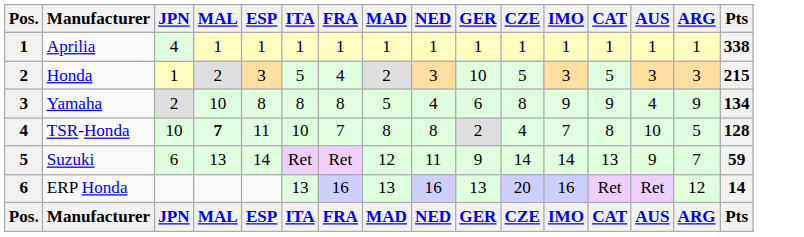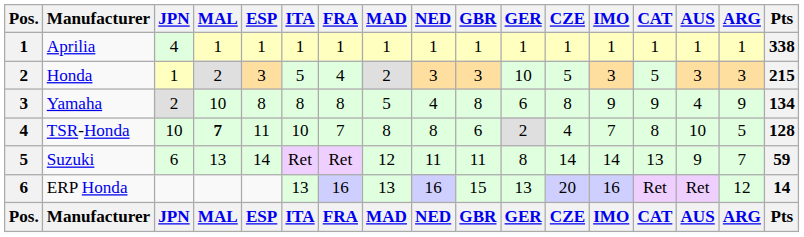+ column: (478, 18)
(478, 159) 9 -> (523, 159) 8
